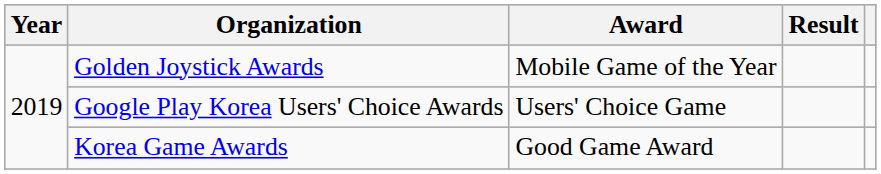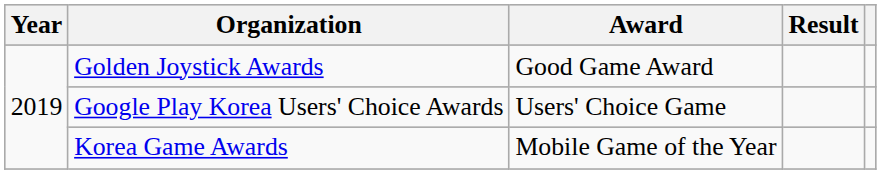(646, 65) Mobile Game of the Year -> (614, 65) Good Game Award
(614, 147) Good Game Award -> (646, 147) Mobile Game of the Year
